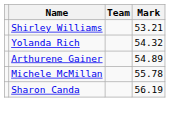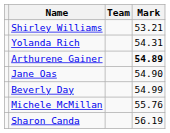(149, 43) 54.32 -> (149, 43) 54.31
(149, 58) normal -> (149, 58) bold
+ row: (34, 74)
+ row: (43, 89)
(149, 74) 55.78 -> (149, 105) 55.76
